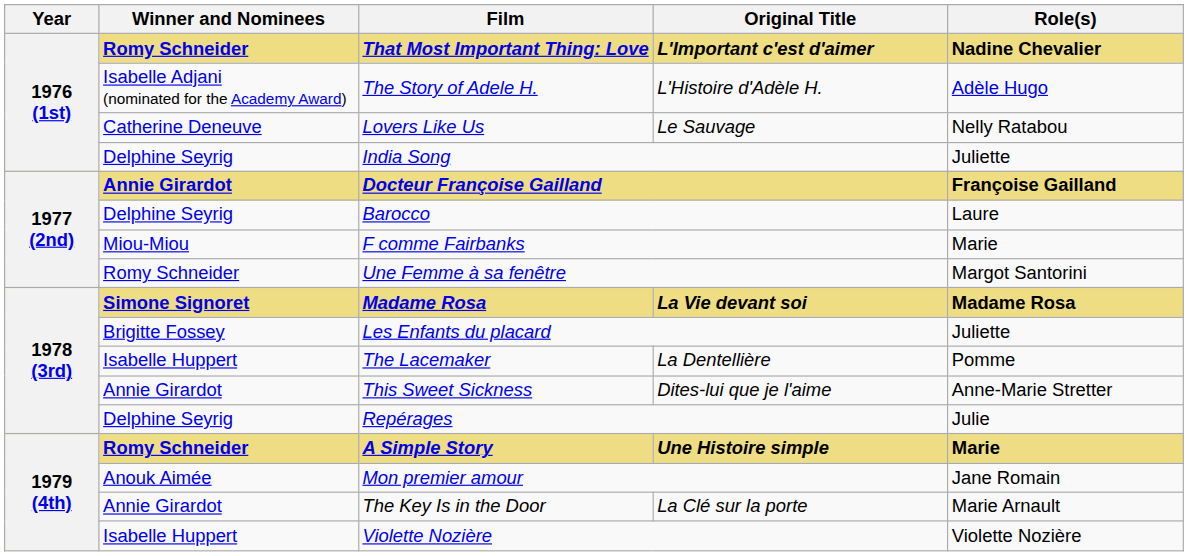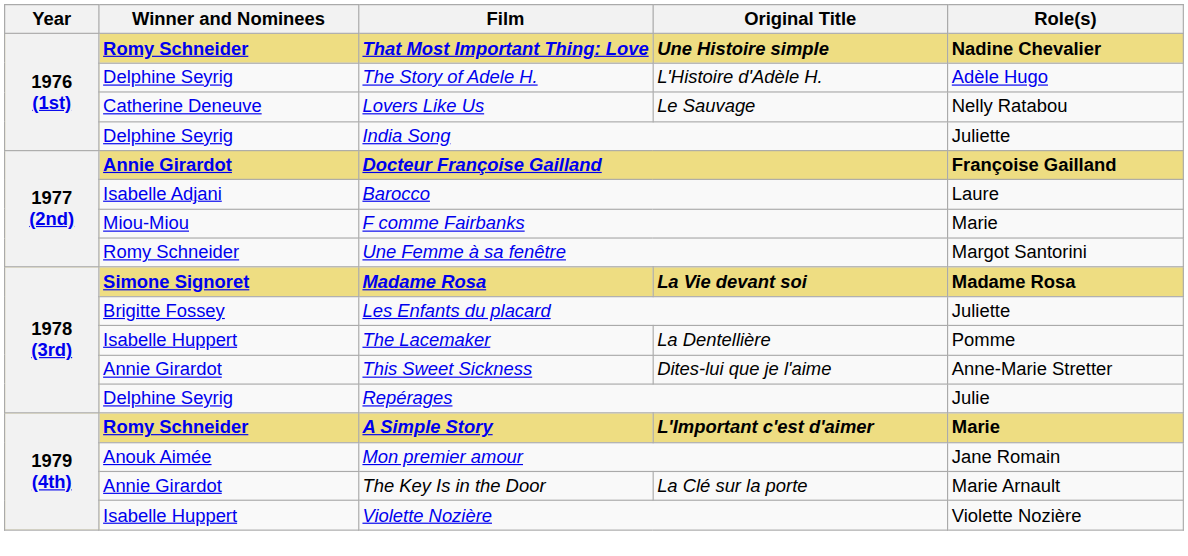(765, 48) L'Important c'est d'aimer -> (743, 48) Une Histoire simple
(225, 87) Isabelle Adjani (nominated for the Academy Award) -> (168, 77) Delphine Seyrig
(168, 214) Delphine Seyrig -> (162, 194) Isabelle Adjani
(743, 448) Une Histoire simple -> (765, 427) L'Important c'est d'aimer
